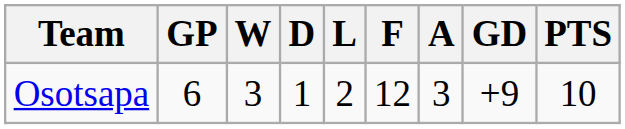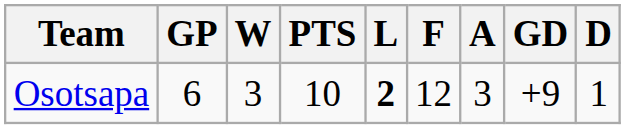columns swapped: (302, 33) <-> (578, 33)
(345, 92) normal -> (386, 92) bold
